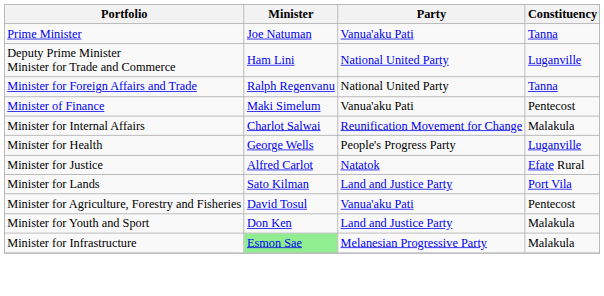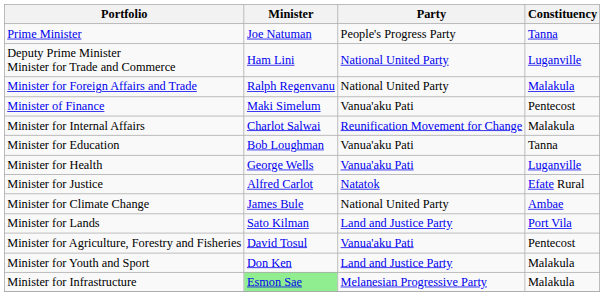(377, 33) Vanua'aku Pati -> (398, 33) People's Progress Party
(543, 86) Tanna -> (551, 86) Malakula
+ row: (63, 145)
(398, 145) People's Progress Party -> (377, 164) Vanua'aku Pati
+ row: (78, 203)
